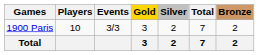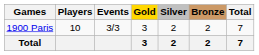columns swapped: (235, 12) <-> (203, 12)
